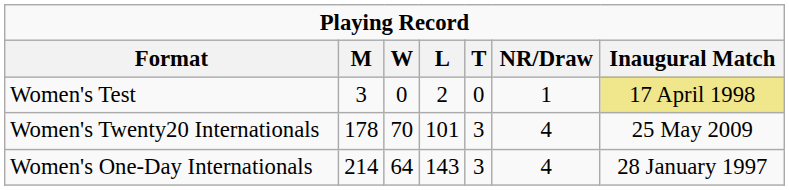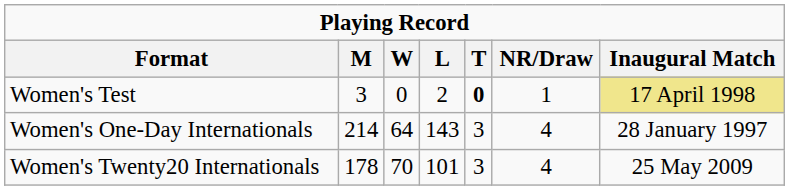(479, 94) normal -> (479, 94) bold
rows swapped: (161, 166) <-> (165, 130)
